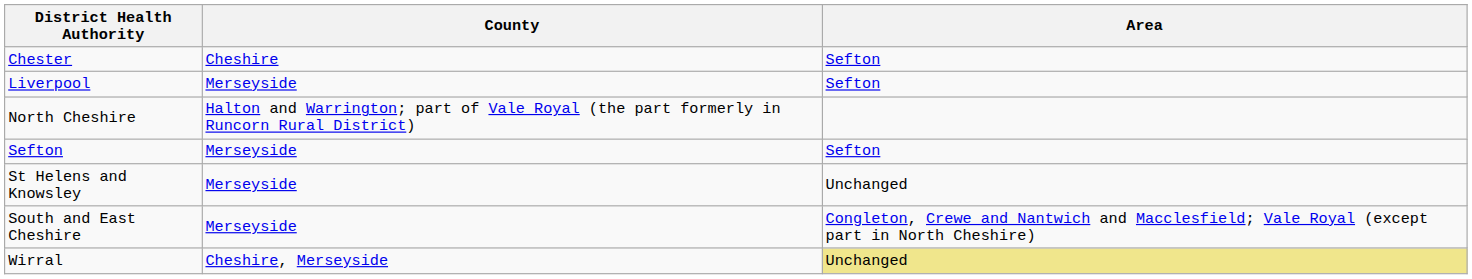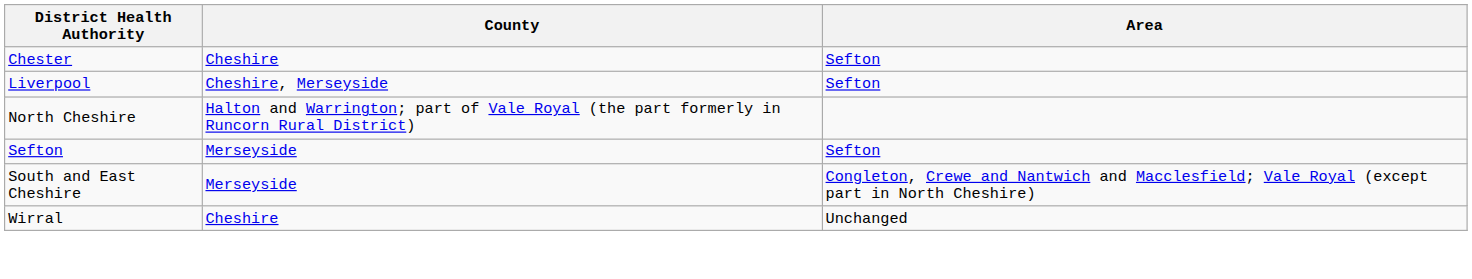(251, 84) Merseyside -> (297, 84) Cheshire, Merseyside
- row: (68, 185)
(297, 261) Cheshire, Merseyside -> (242, 218) Cheshire
(867, 261) khaki background -> (867, 218) no background
